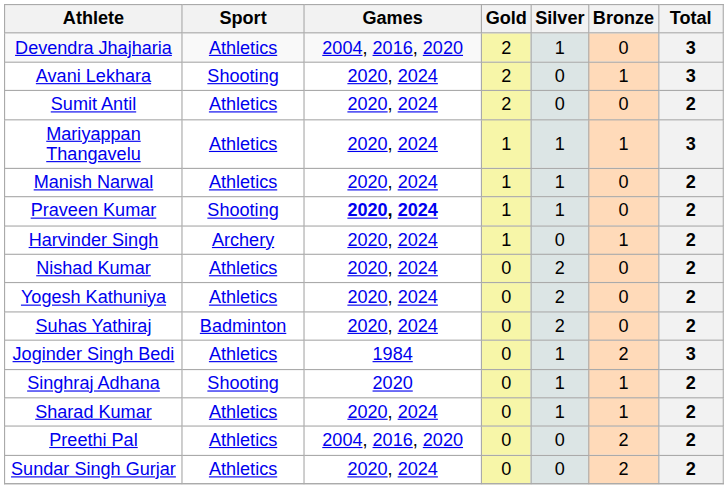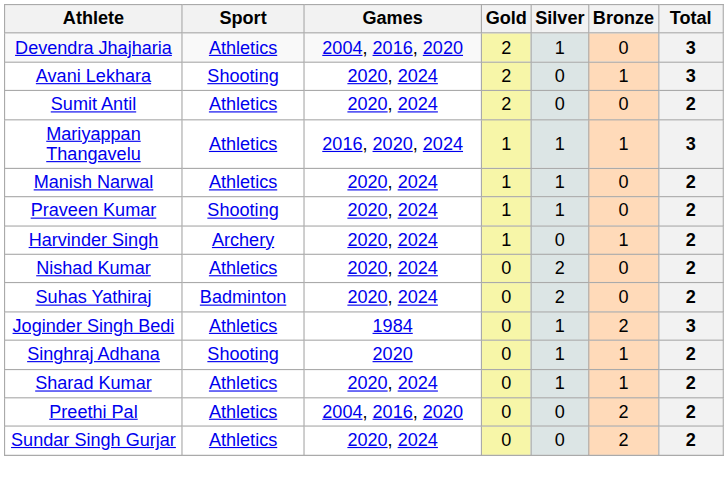(393, 143) 2020, 2024 -> (393, 143) 2016, 2020, 2024
(393, 211) bold -> (393, 211) normal
- row: (93, 297)
